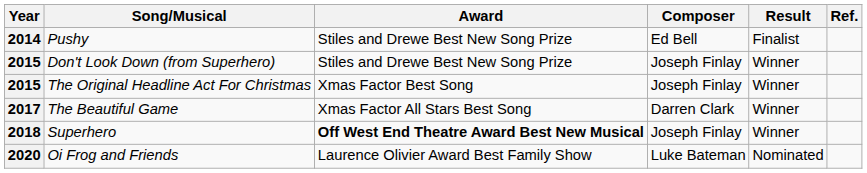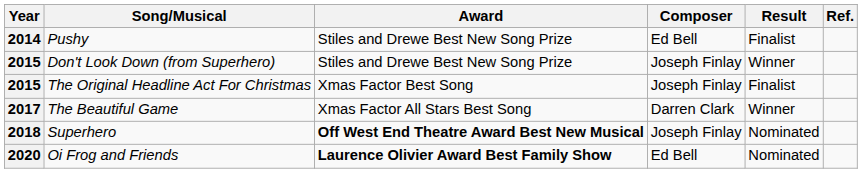(776, 86) Winner -> (772, 86) Finalist
(776, 132) Winner -> (784, 132) Nominated
(455, 156) normal -> (465, 156) bold
(698, 156) Luke Bateman -> (674, 156) Ed Bell
